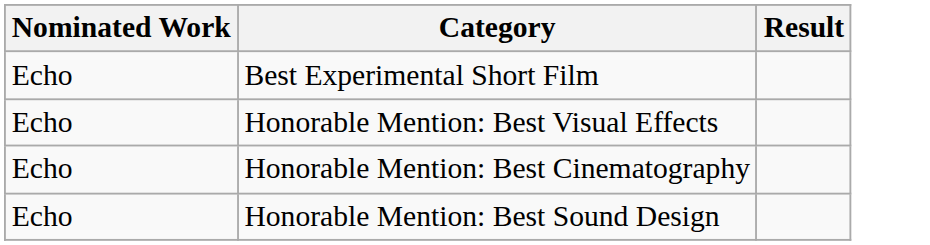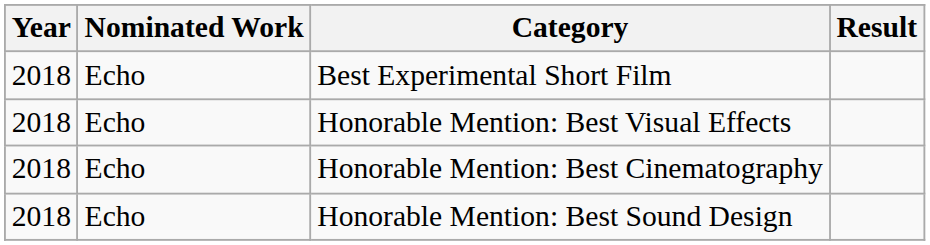+ column: (41, 27)
